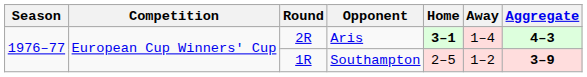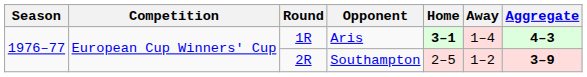(303, 38) 2R -> (303, 38) 1R
(303, 60) 1R -> (303, 60) 2R
